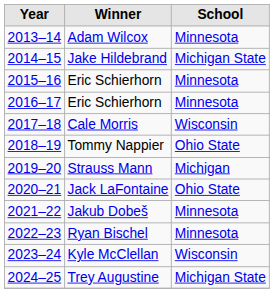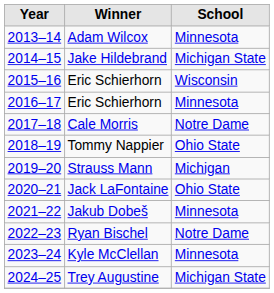(207, 80) Minnesota -> (206, 80) Wisconsin
(206, 124) Wisconsin -> (212, 124) Notre Dame
(207, 233) Minnesota -> (212, 233) Notre Dame
(206, 255) Wisconsin -> (207, 255) Minnesota
